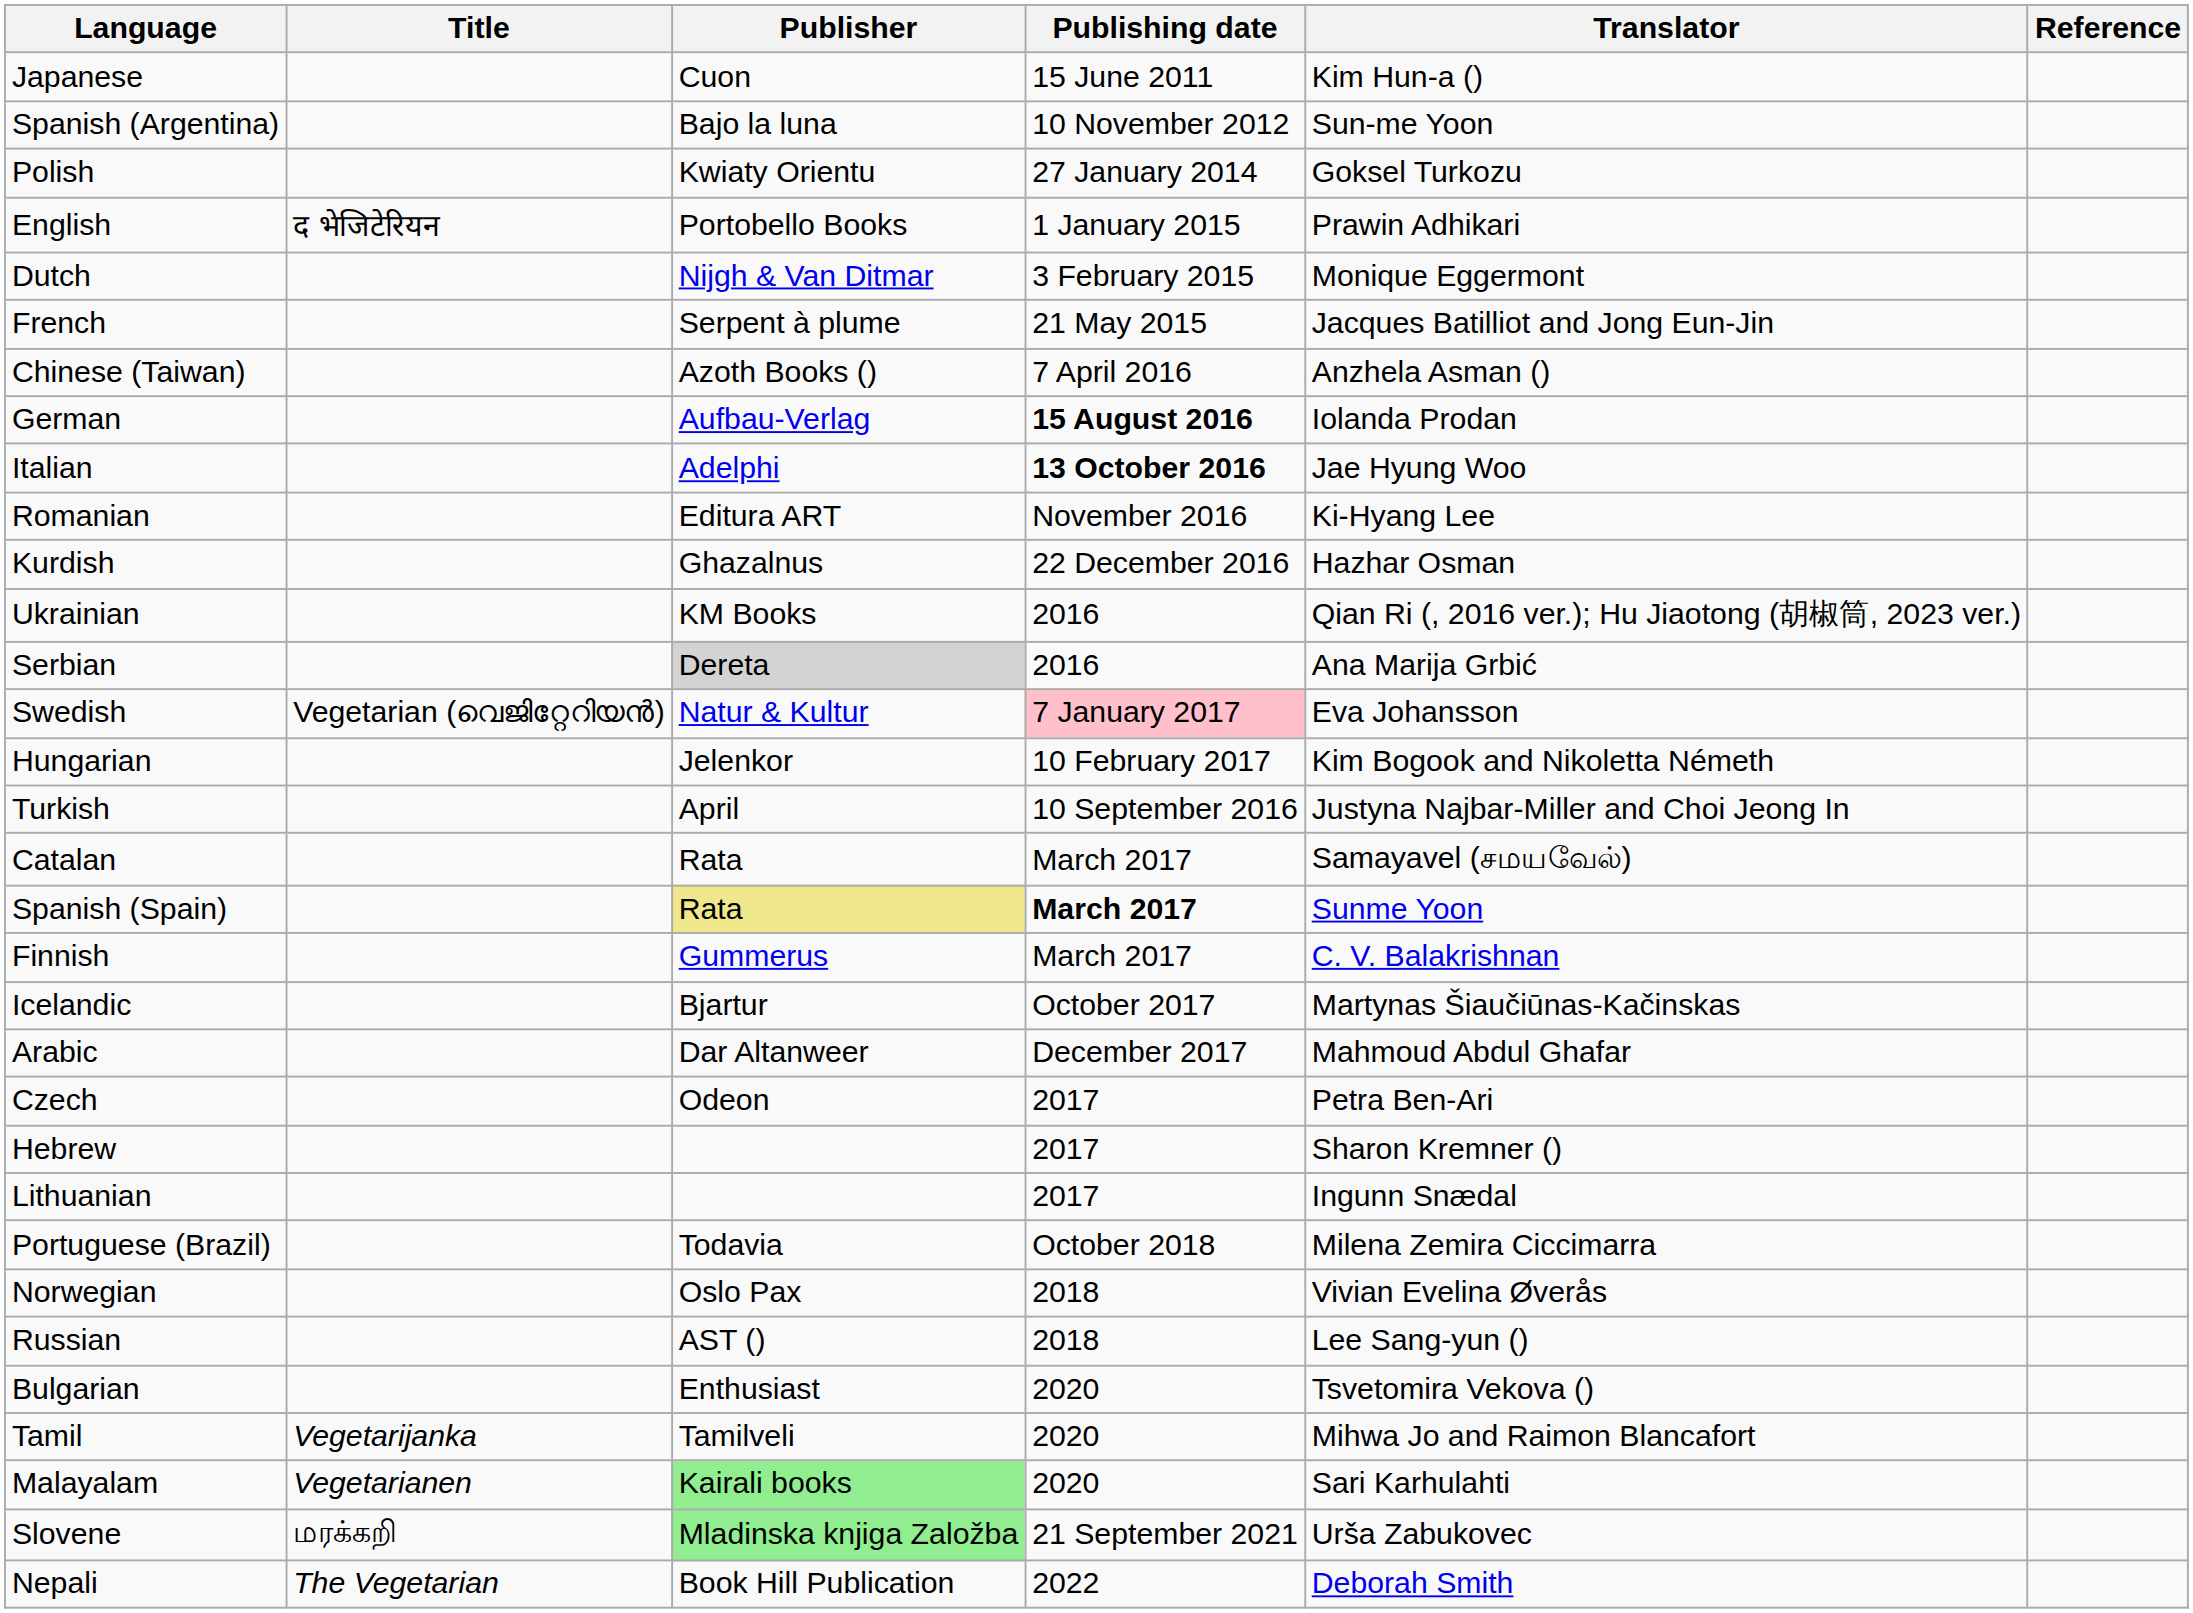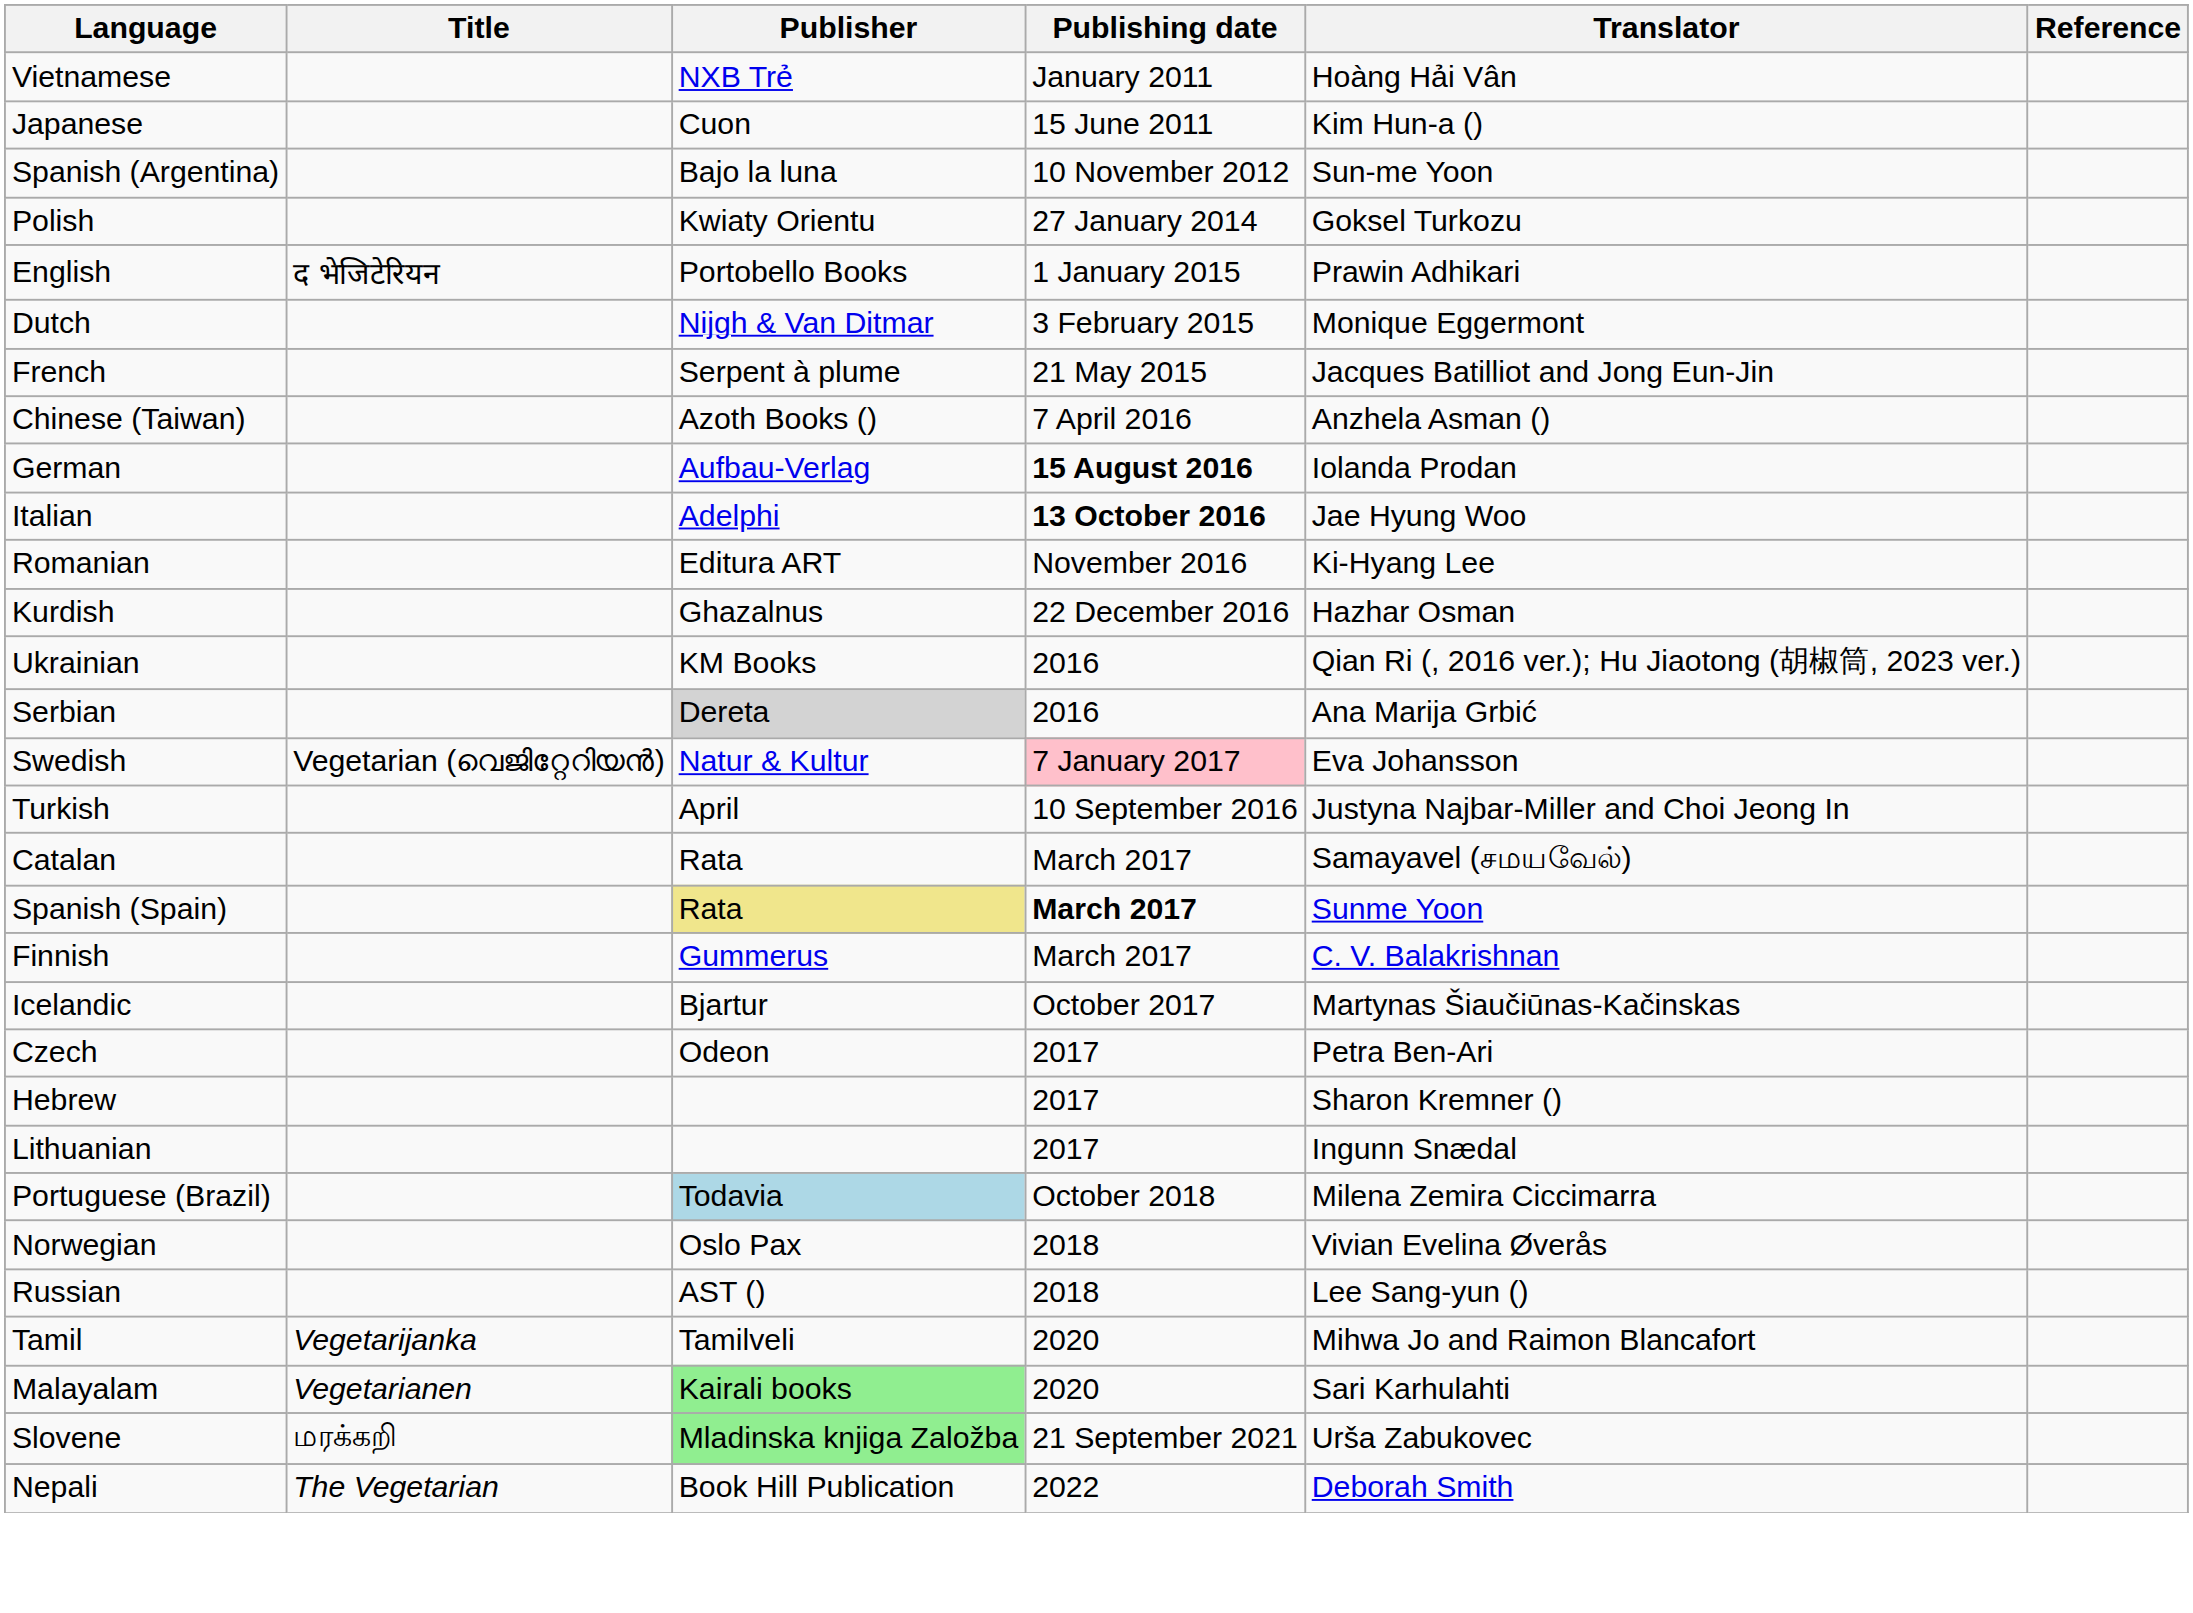+ row: (91, 76)
- row: (82, 761)
- row: (55, 1052)
(731, 1244) no background -> (731, 1196) lightblue background
- row: (76, 1388)
